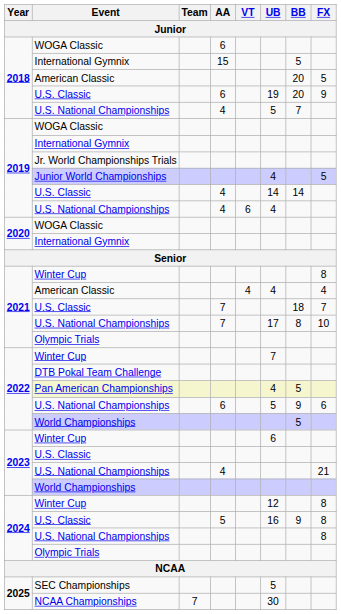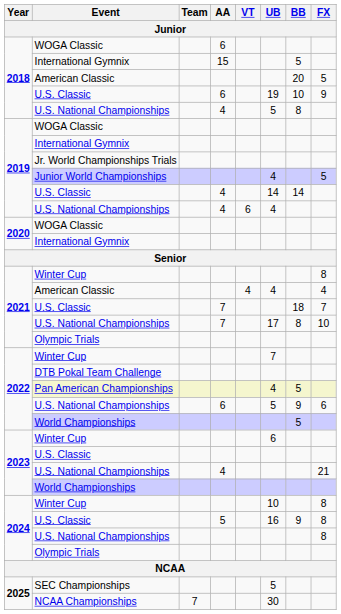(298, 95) 20 -> (298, 95) 10
(298, 111) 7 -> (298, 111) 8
(273, 504) 12 -> (273, 504) 10
